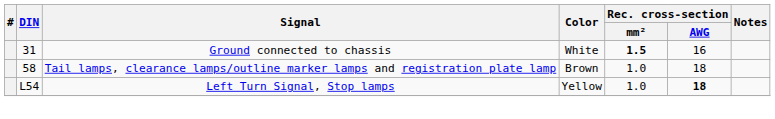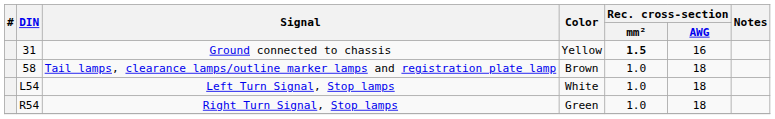(582, 50) White -> (582, 50) Yellow
(582, 86) Yellow -> (582, 86) White
(699, 86) bold -> (699, 86) normal
+ row: (300, 105)
